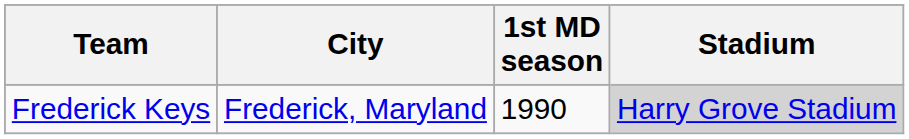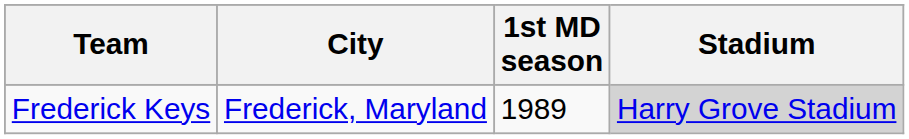(534, 108) 1990 -> (534, 108) 1989
